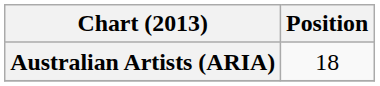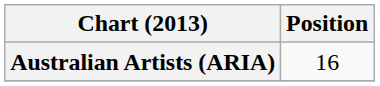(327, 61) 18 -> (327, 61) 16
